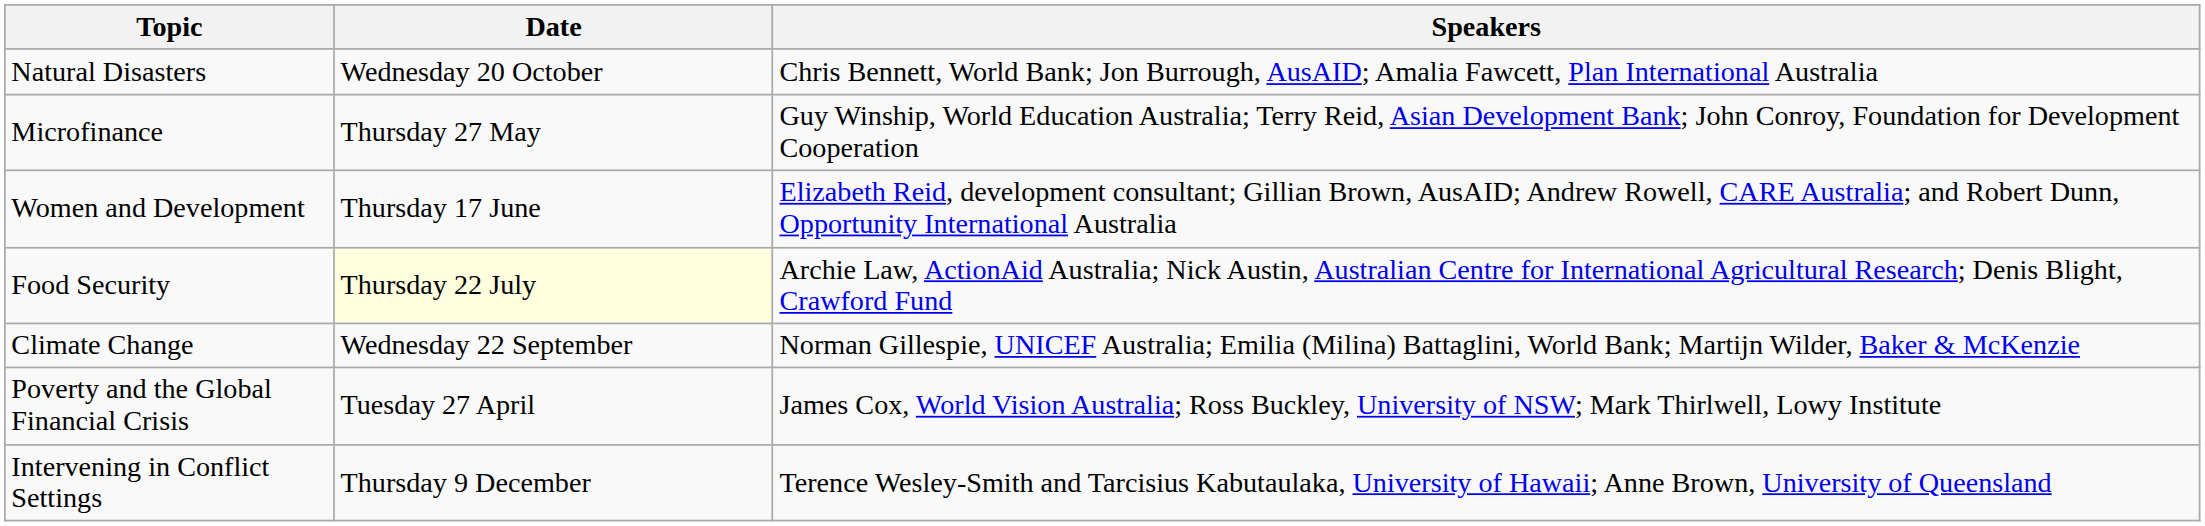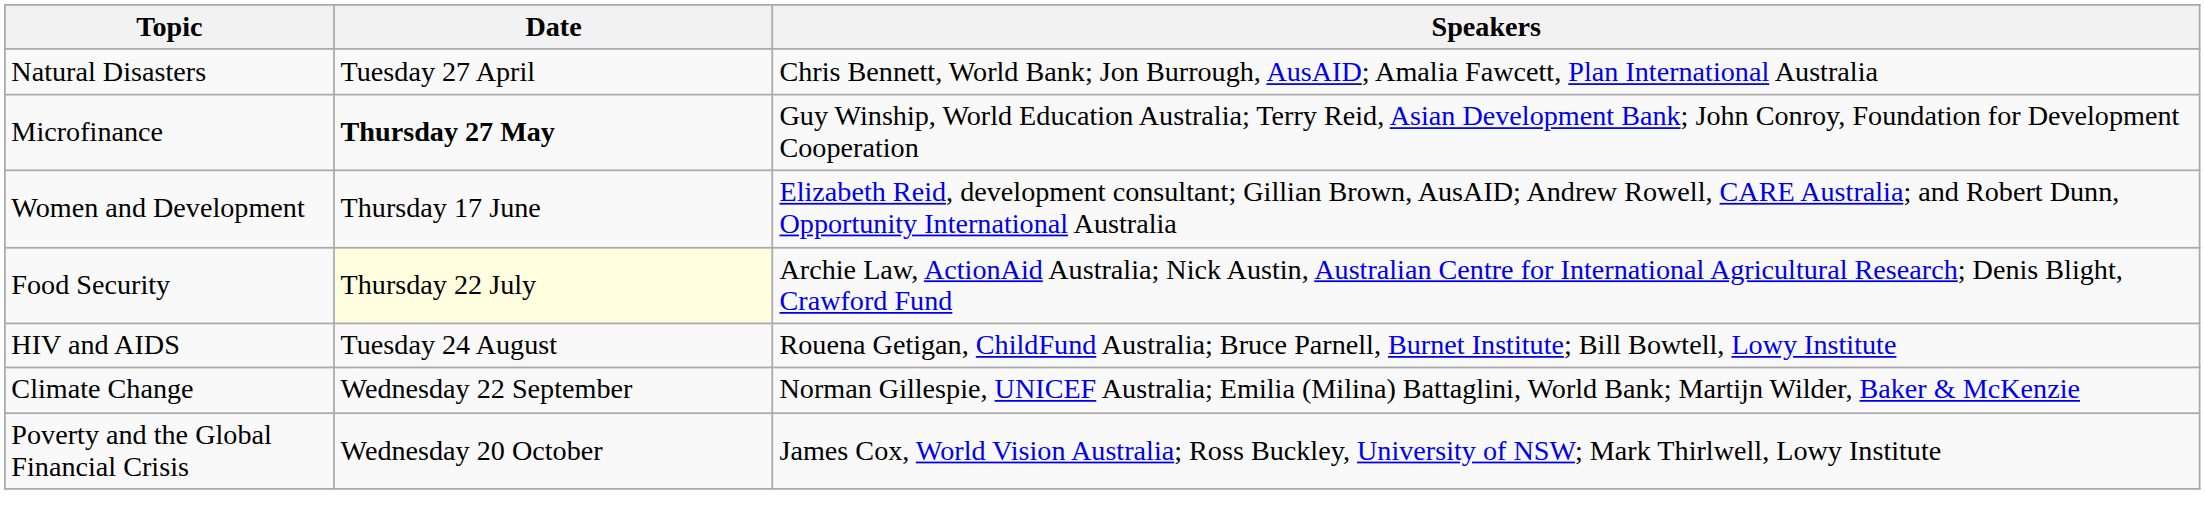(472, 71) Wednesday 20 October -> (438, 71) Tuesday 27 April
(441, 131) normal -> (448, 131) bold
+ row: (96, 345)
(438, 405) Tuesday 27 April -> (472, 450) Wednesday 20 October
- row: (140, 482)
